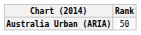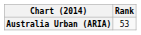(125, 24) 50 -> (125, 24) 53
